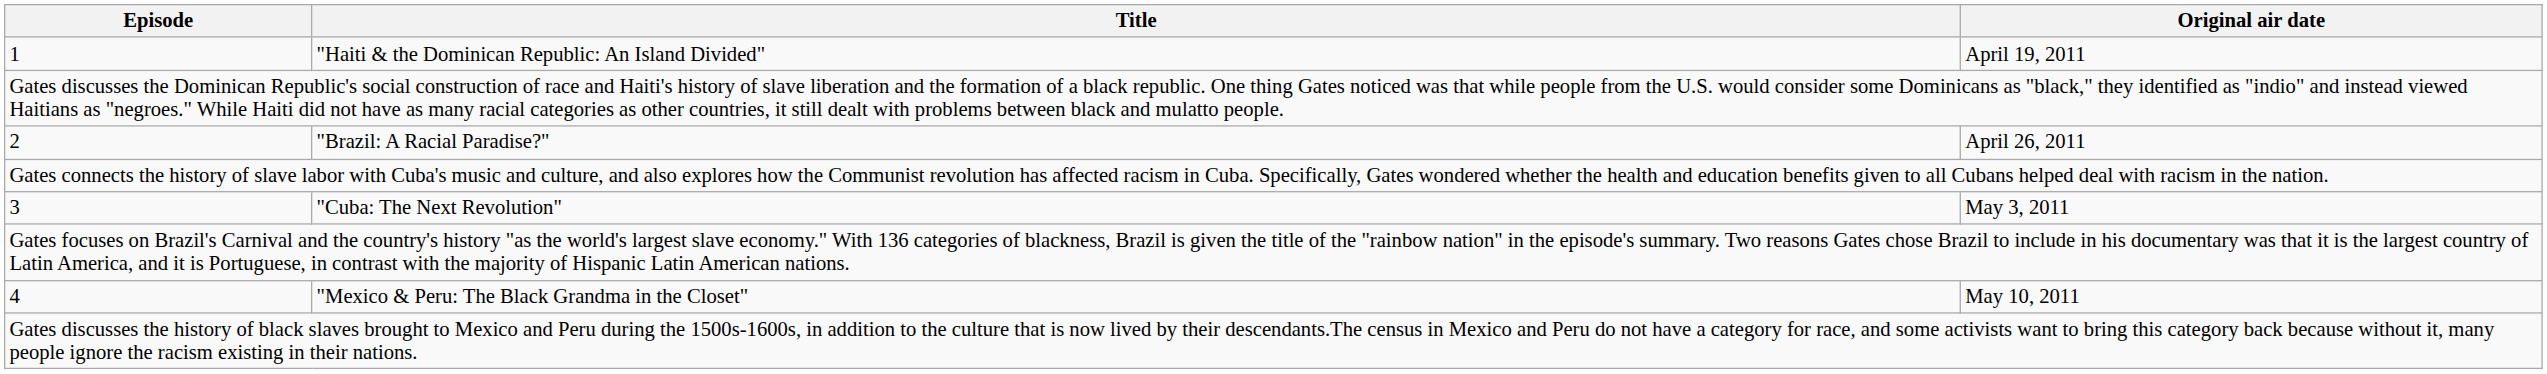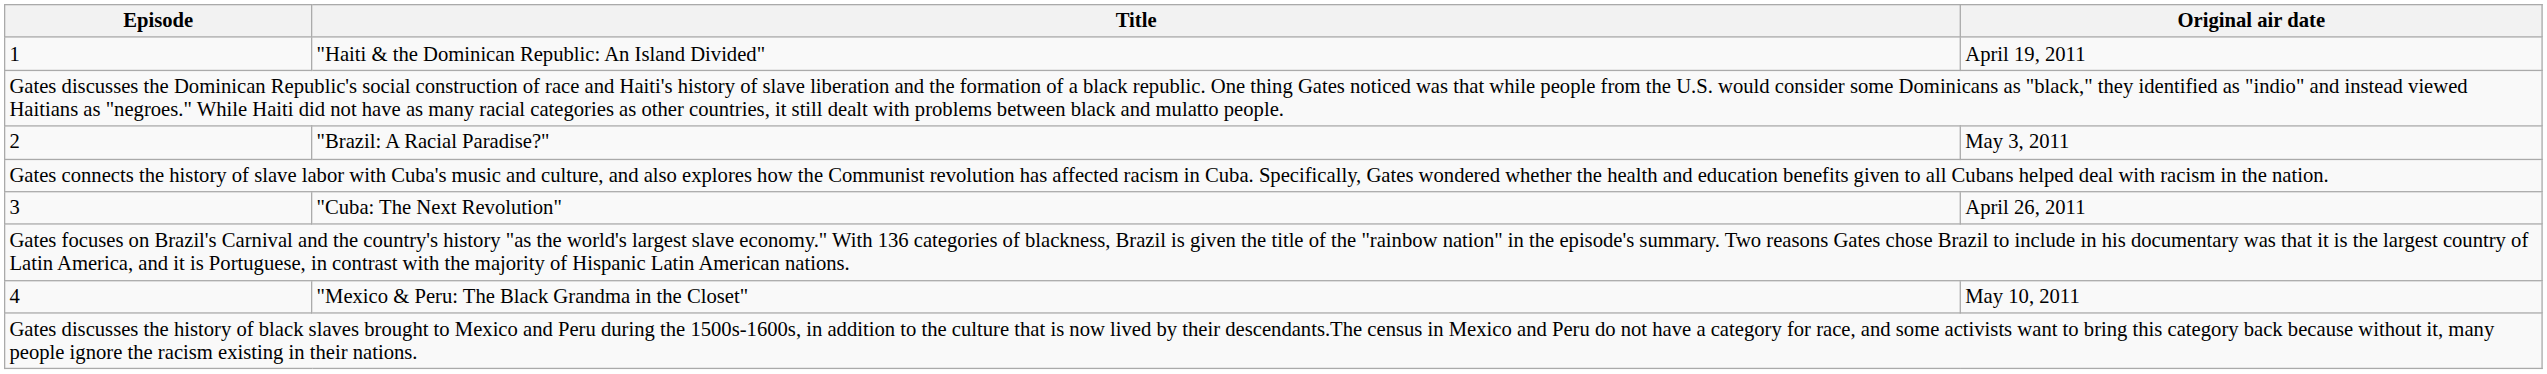(2025, 142) April 26, 2011 -> (2017, 142) May 3, 2011
(2017, 207) May 3, 2011 -> (2025, 207) April 26, 2011
